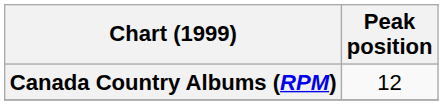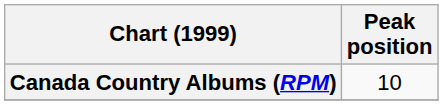(390, 81) 12 -> (390, 81) 10
